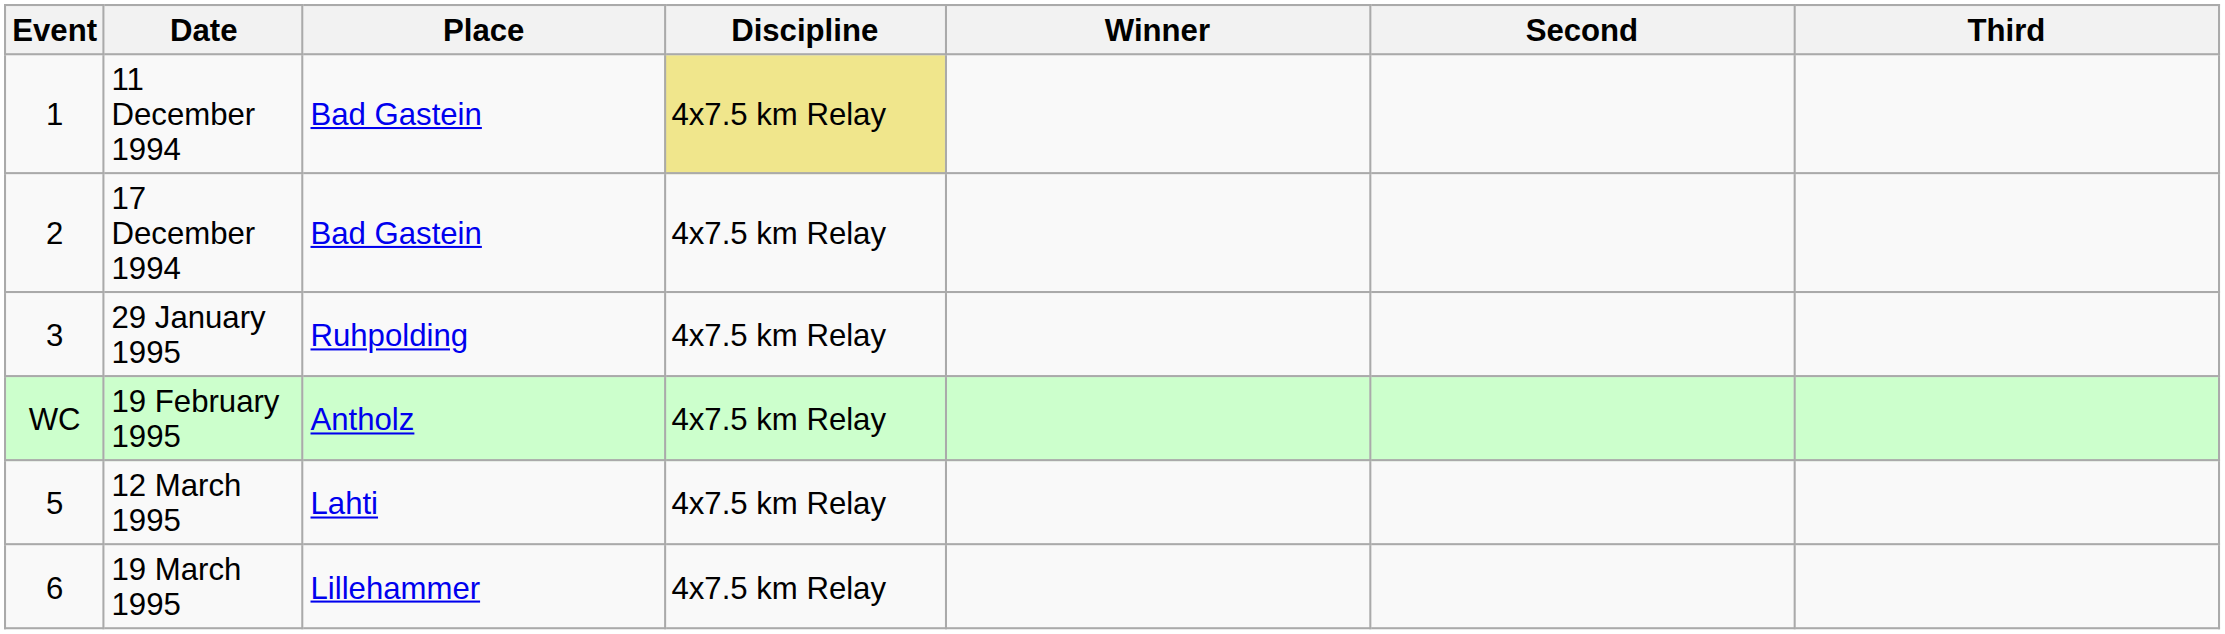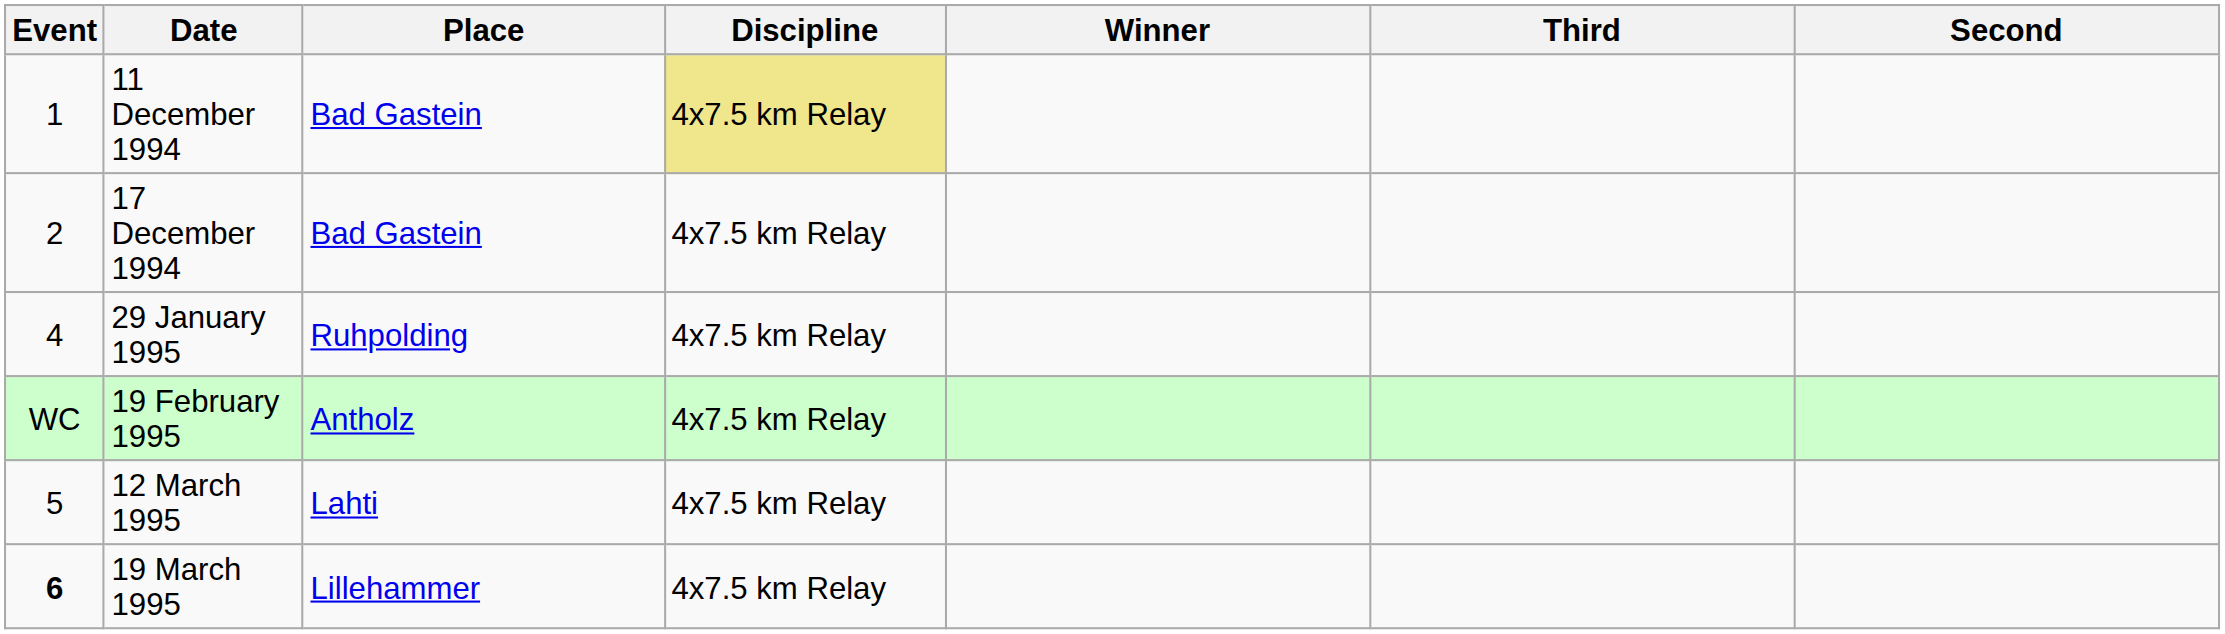columns swapped: (1582, 30) <-> (2006, 30)
(55, 335) 3 -> (55, 335) 4
(55, 587) normal -> (55, 587) bold
